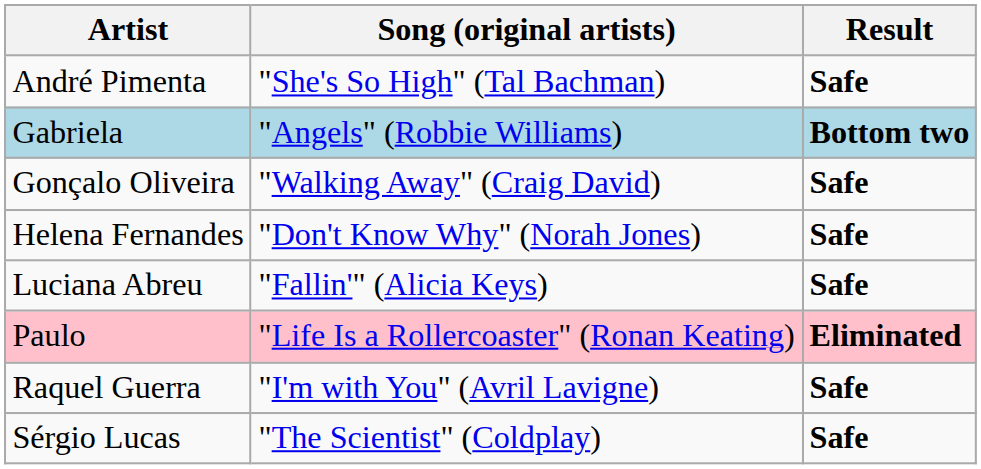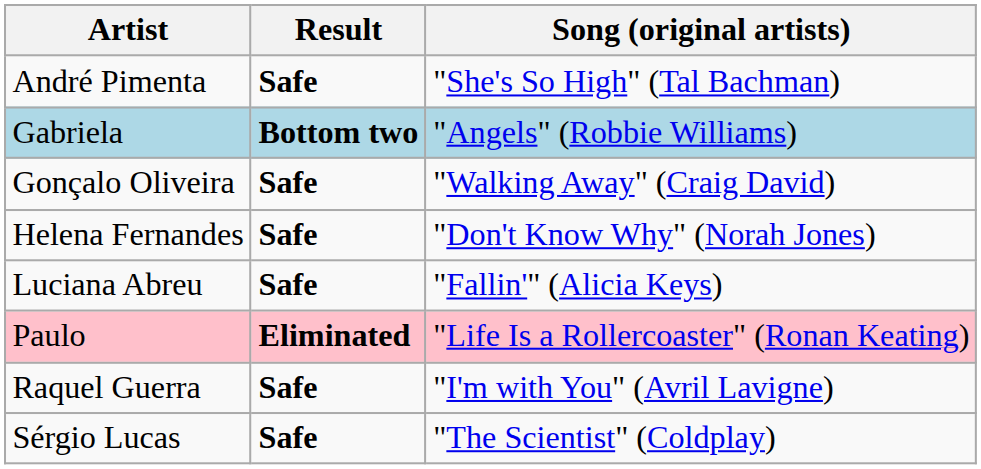columns swapped: (527, 30) <-> (889, 30)
